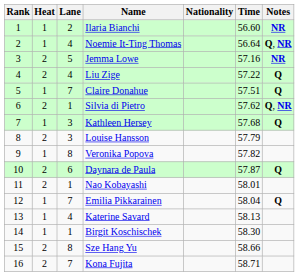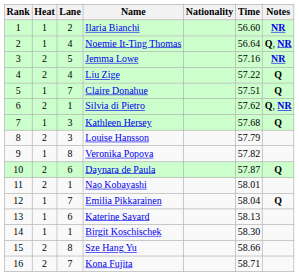(70, 216) 4 -> (70, 216) 6
